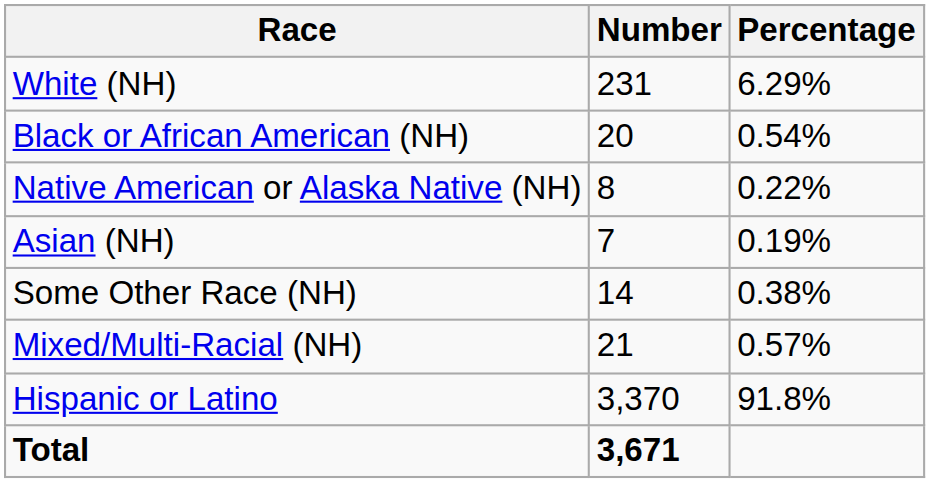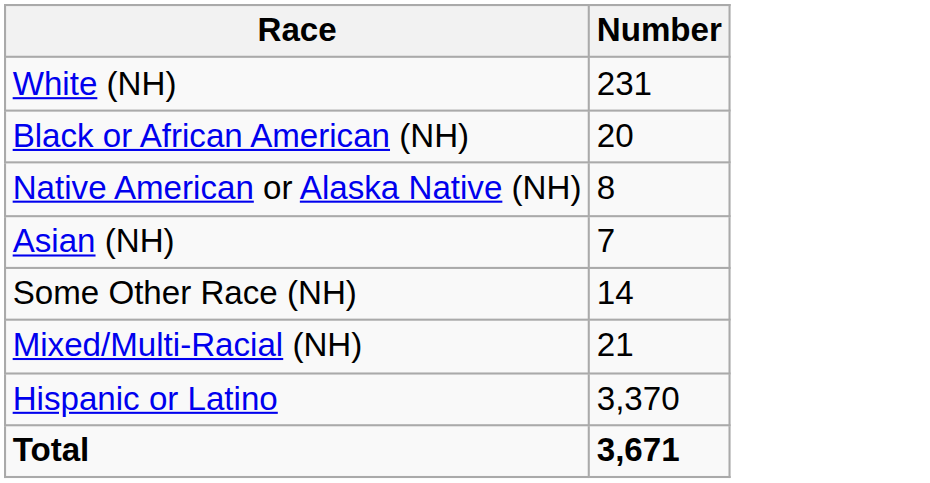- column: (826, 30)
